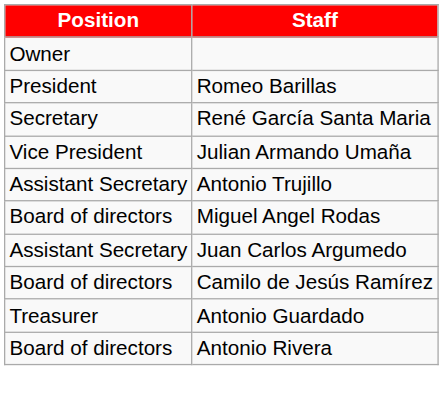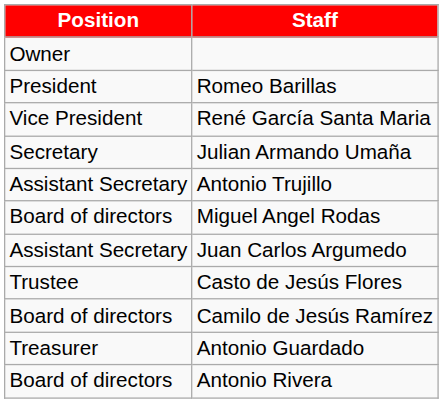(54, 119) Secretary -> (76, 119) Vice President
(76, 151) Vice President -> (54, 151) Secretary
+ row: (299, 282)
